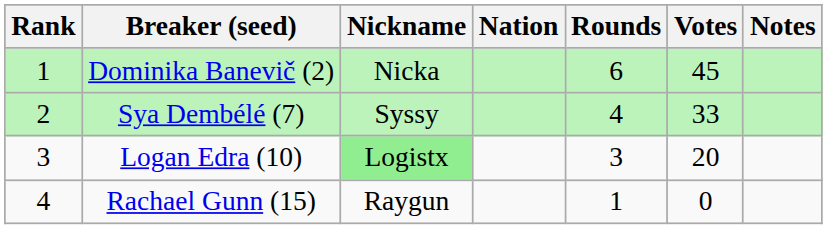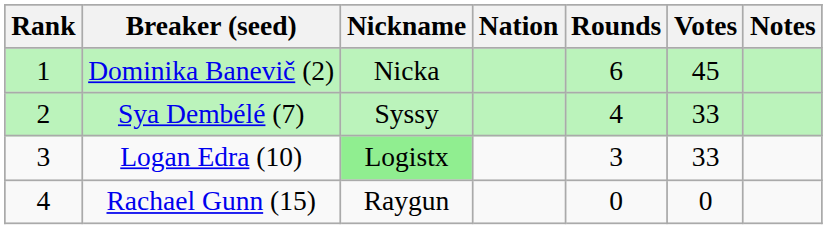(706, 157) 20 -> (706, 157) 33
(616, 200) 1 -> (616, 200) 0
